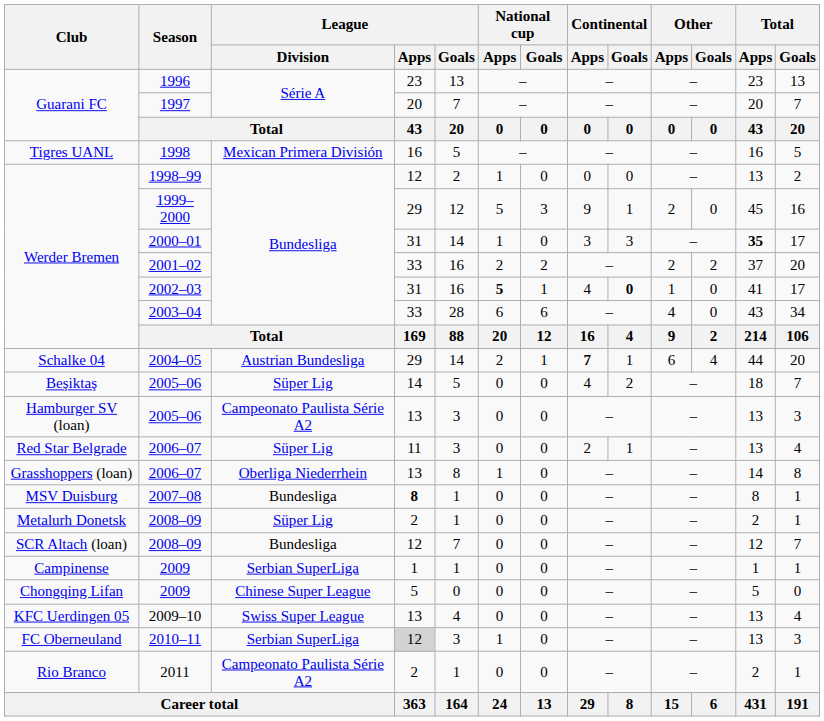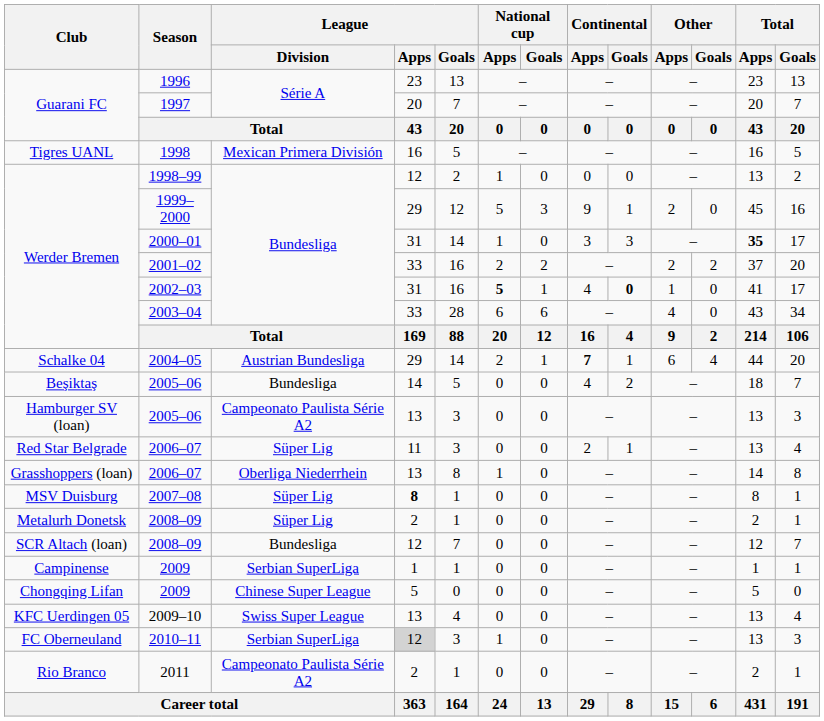(303, 384) Süper Lig -> (303, 384) Bundesliga
(303, 496) Bundesliga -> (303, 496) Süper Lig
